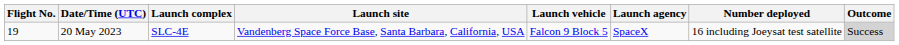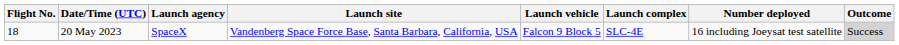columns swapped: (192, 13) <-> (650, 13)
(13, 31) 19 -> (13, 31) 18
